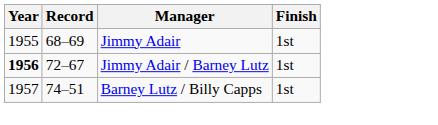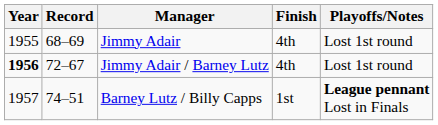+ column: (377, 16)
(285, 41) 1st -> (286, 41) 4th
(285, 65) 1st -> (286, 65) 4th
